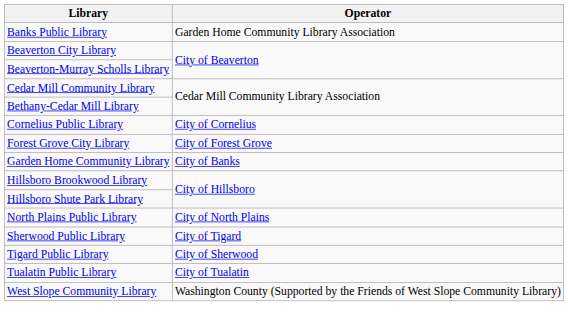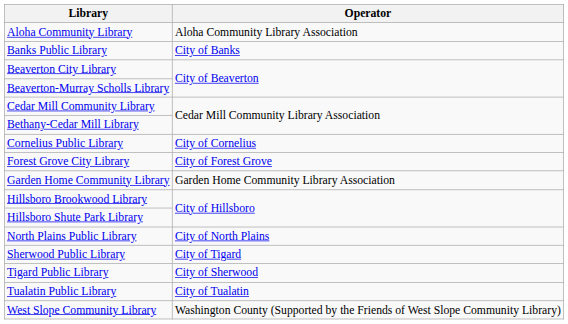+ row: (70, 32)
(285, 32) Garden Home Community Library Association -> (207, 50) City of Banks
(207, 161) City of Banks -> (285, 180) Garden Home Community Library Association
